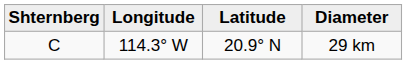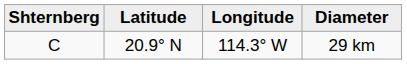columns swapped: (253, 18) <-> (153, 18)
